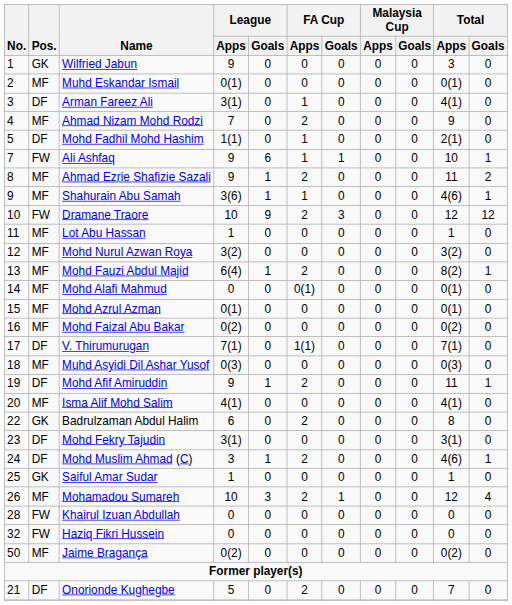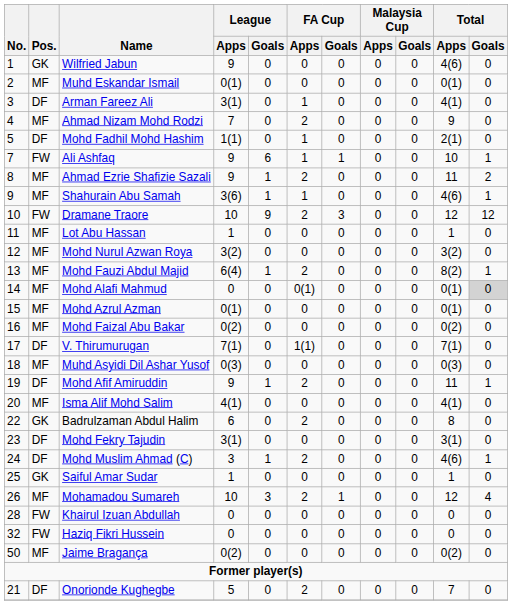(451, 64) 3 -> (451, 64) 4(6)
(488, 290) no background -> (488, 290) lightgrey background
